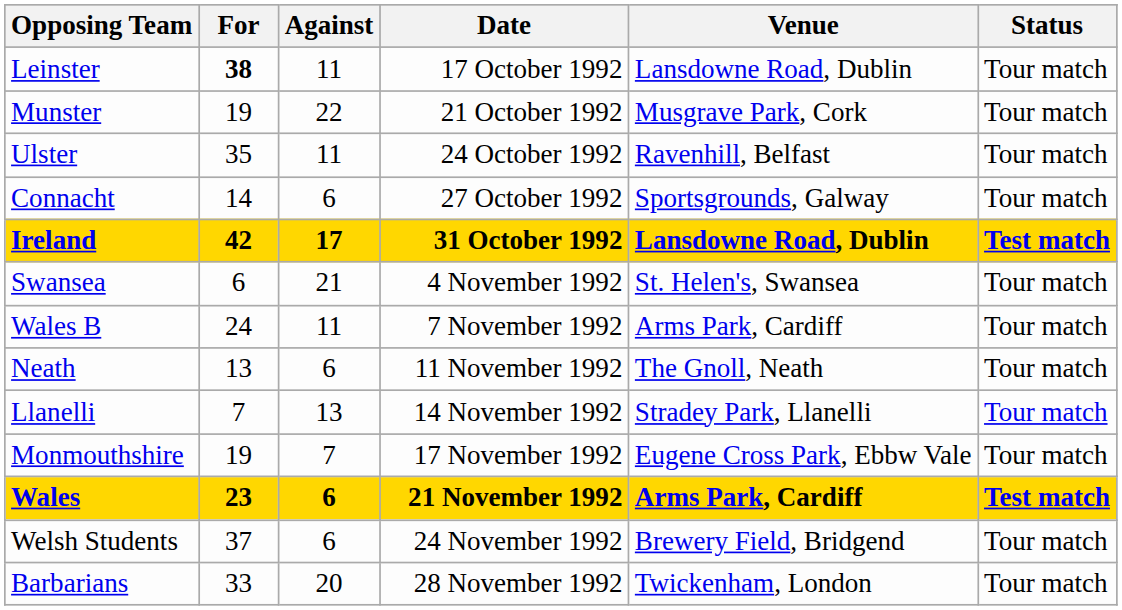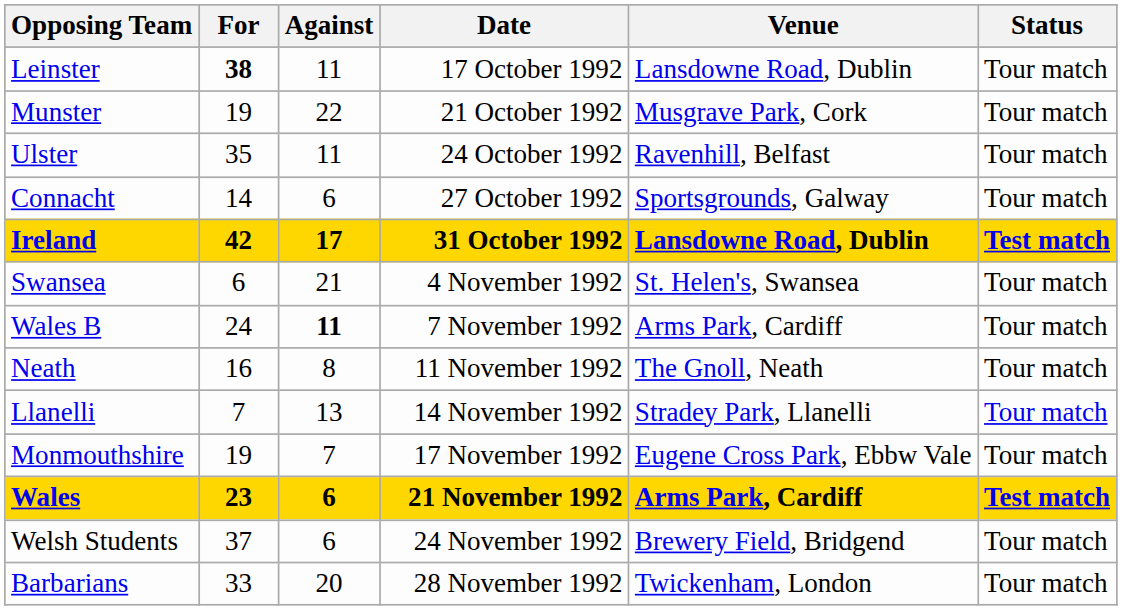(329, 326) normal -> (329, 326) bold
(238, 369) 13 -> (238, 369) 16
(329, 369) 6 -> (329, 369) 8
